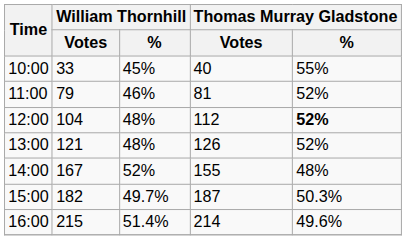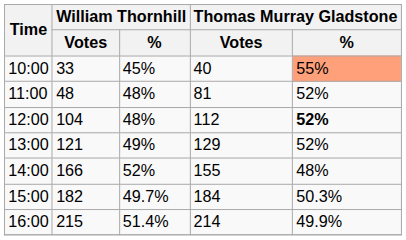(312, 68) no background -> (312, 68) lightsalmon background
(65, 94) 79 -> (65, 94) 48
(139, 94) 46% -> (139, 94) 48%
(139, 145) 48% -> (139, 145) 49%
(207, 145) 126 -> (207, 145) 129
(70, 171) 167 -> (70, 171) 166
(207, 196) 187 -> (207, 196) 184
(319, 222) 49.6% -> (319, 222) 49.9%
